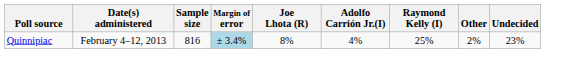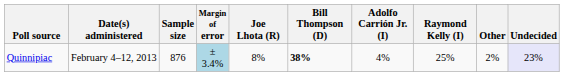+ column: (320, 24)
(192, 40) 816 -> (178, 57) 876
(515, 40) no background -> (534, 57) lavender background
